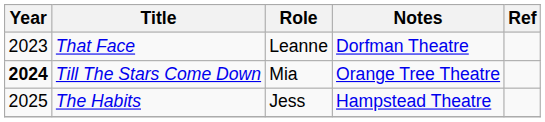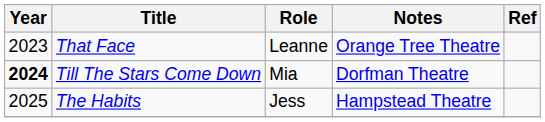(402, 46) Dorfman Theatre -> (418, 46) Orange Tree Theatre
(418, 74) Orange Tree Theatre -> (402, 74) Dorfman Theatre
